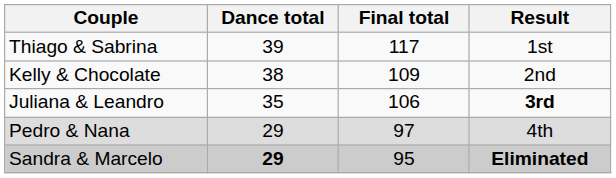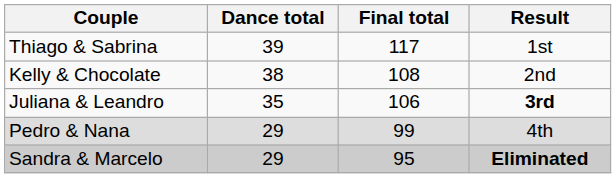(404, 74) 109 -> (404, 74) 108
(404, 130) 97 -> (404, 130) 99
(273, 158) bold -> (273, 158) normal
